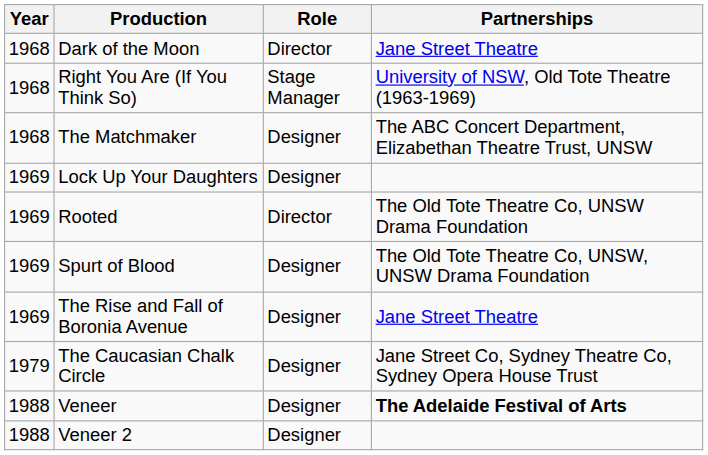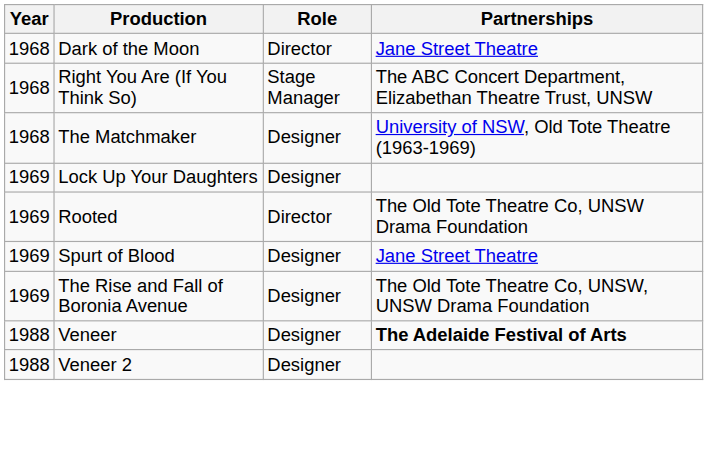(523, 87) University of NSW, Old Tote Theatre (1963-1969) -> (514, 87) The ABC Concert Department, Elizabethan Theatre Trust, UNSW
(514, 137) The ABC Concert Department, Elizabethan Theatre Trust, UNSW -> (523, 137) University of NSW, Old Tote Theatre (1963-1969)
(512, 266) The Old Tote Theatre Co, UNSW, UNSW Drama Foundation -> (457, 256) Jane Street Theatre
(457, 316) Jane Street Theatre -> (512, 295) The Old Tote Theatre Co, UNSW, UNSW Drama Foundation
- row: (146, 366)
